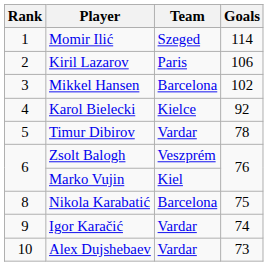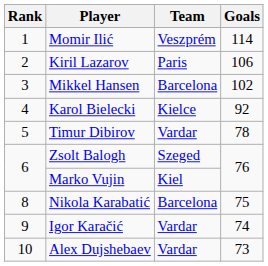(179, 39) Szeged -> (187, 39) Veszprém
(187, 156) Veszprém -> (179, 156) Szeged
